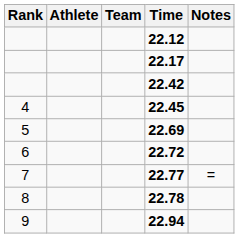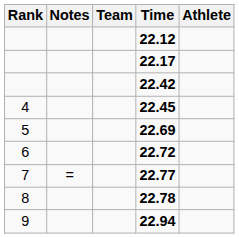columns swapped: (74, 15) <-> (211, 15)
